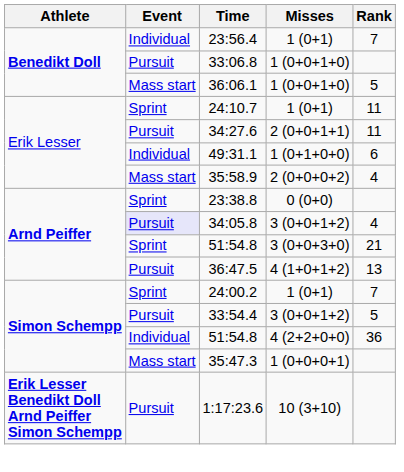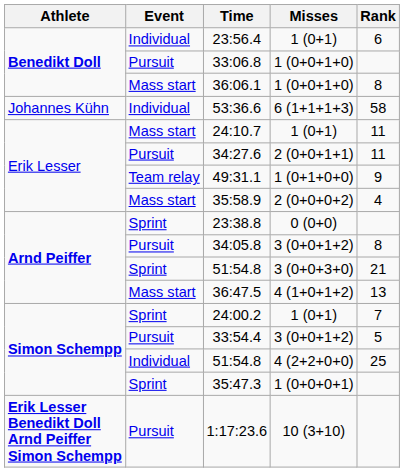(374, 39) 7 -> (378, 39) 6
(374, 85) 5 -> (378, 85) 8
+ row: (237, 108)
(148, 108) Sprint -> (162, 131) Mass start
(159, 154) Individual -> (164, 177) Team relay
(374, 154) 6 -> (378, 177) 9
(151, 223) lavender background -> (151, 246) no background
(374, 223) 4 -> (378, 246) 8
(151, 269) Pursuit -> (162, 292) Mass start
(374, 338) 36 -> (378, 361) 25
(162, 361) Mass start -> (148, 384) Sprint
